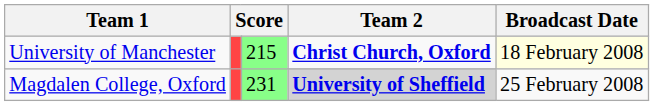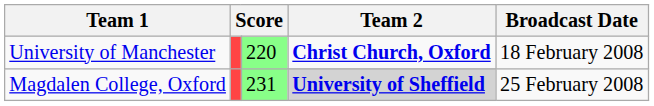(261, 52) 215 -> (261, 52) 220
(572, 52) lightyellow background -> (572, 52) no background
